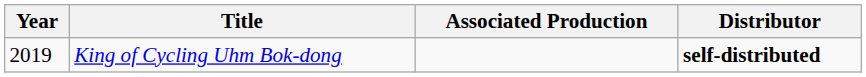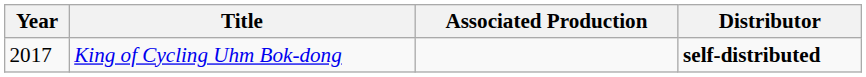(31, 54) 2019 -> (31, 54) 2017
